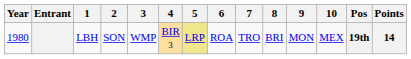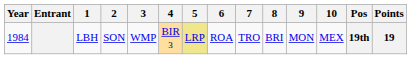(18, 38) 1980 -> (18, 38) 1984
(389, 38) 14 -> (389, 38) 19
